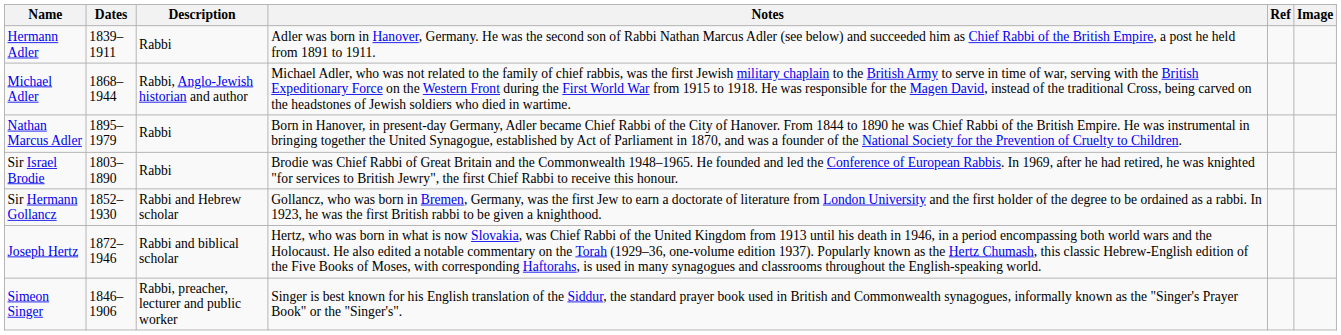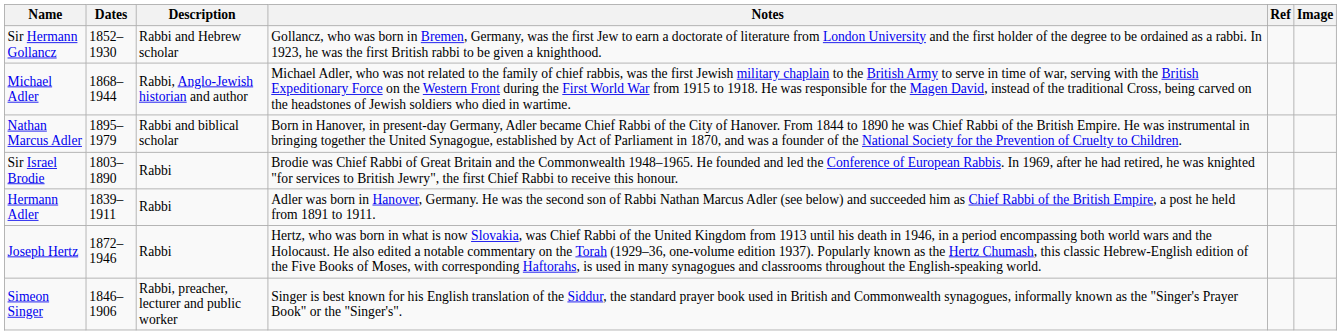rows swapped: (33, 44) <-> (42, 207)
(155, 133) Rabbi -> (189, 133) Rabbi and biblical scholar
(189, 251) Rabbi and biblical scholar -> (155, 251) Rabbi
